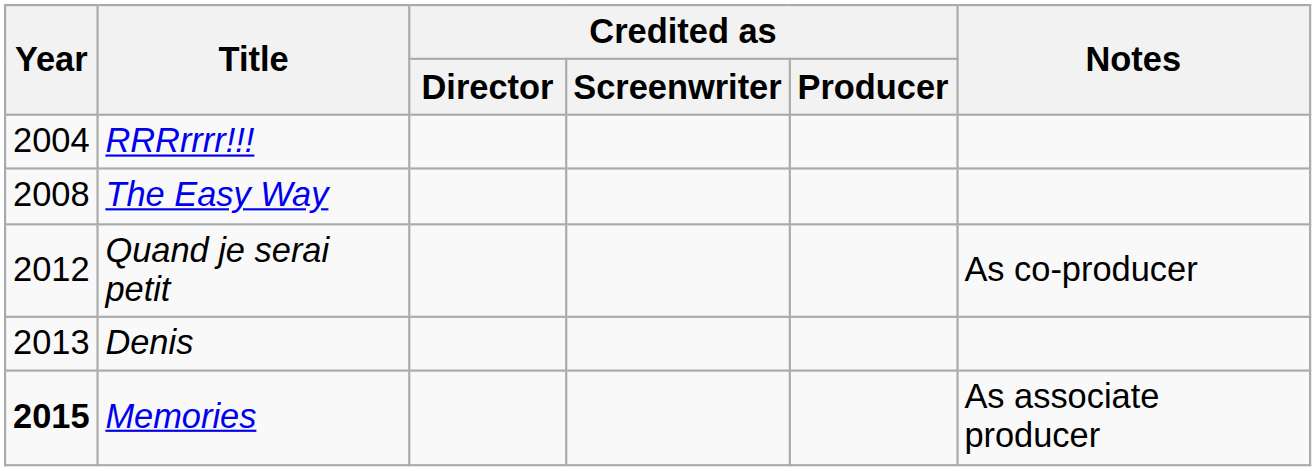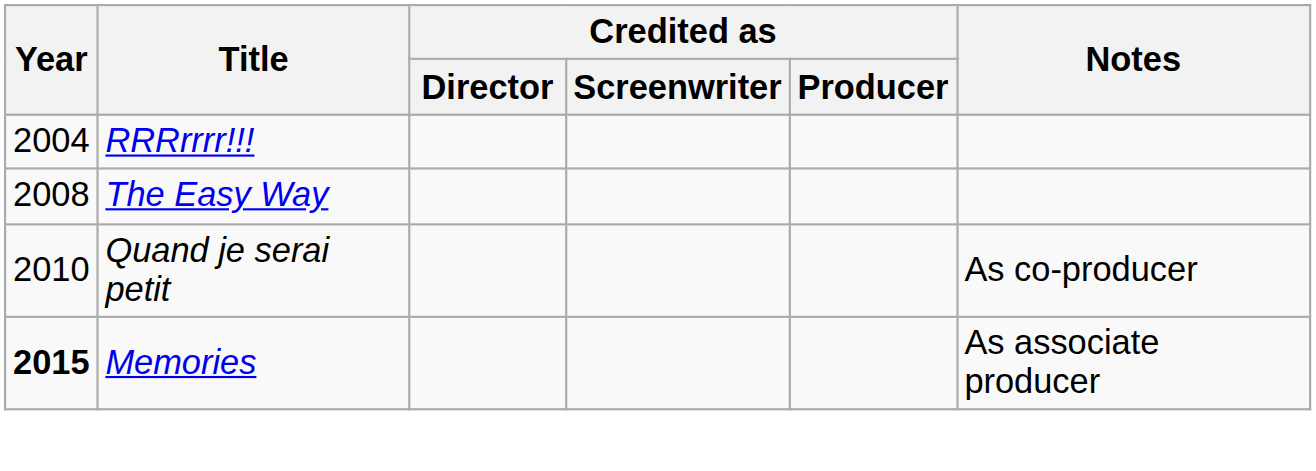(51, 269) 2012 -> (51, 269) 2010
- row: (149, 343)
